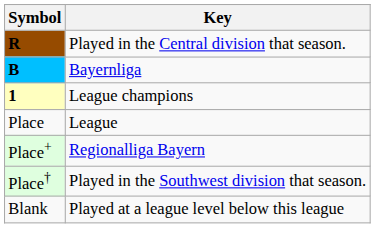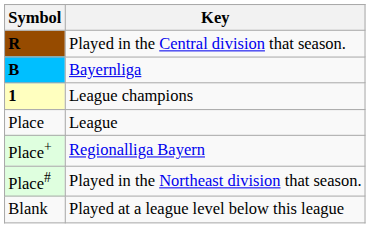+ row: (30, 181)
- row: (30, 181)
